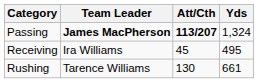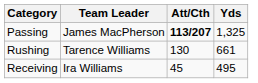(117, 31) bold -> (114, 31) normal
(237, 31) 1,324 -> (231, 31) 1,325
rows swapped: (28, 68) <-> (32, 50)
